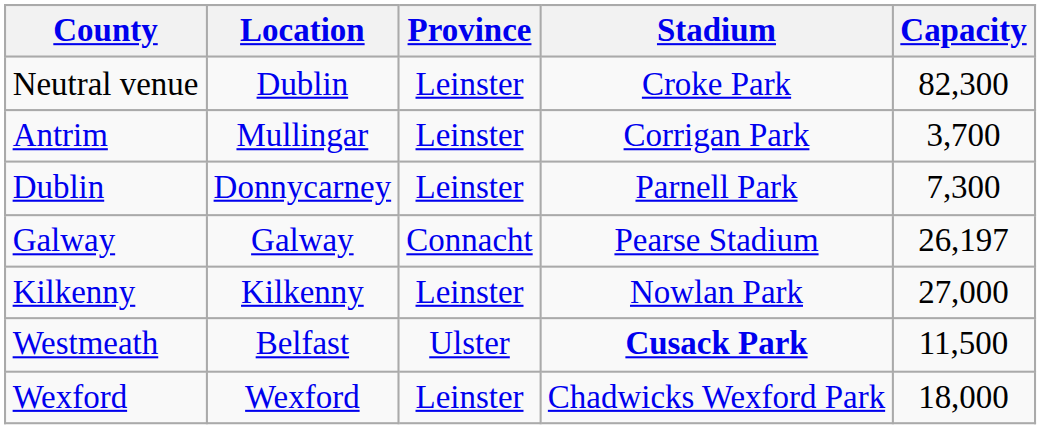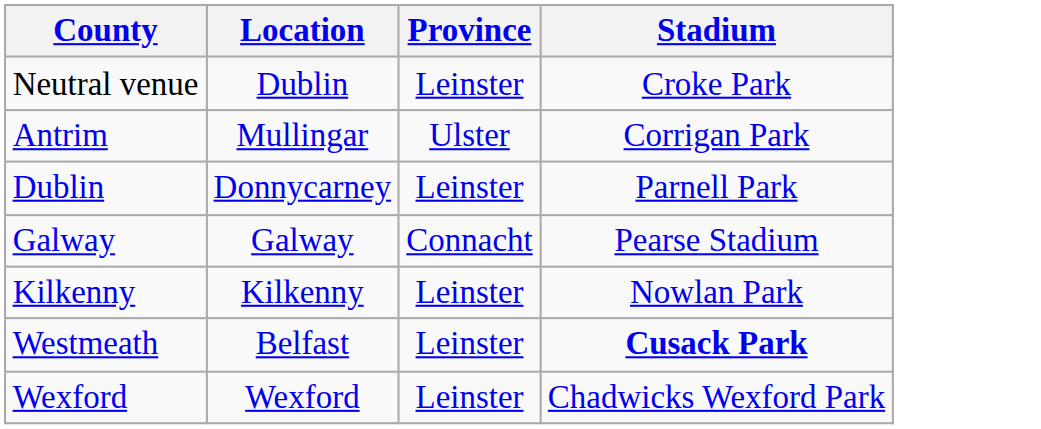- column: (963, 30)
(470, 135) Leinster -> (470, 135) Ulster
(470, 344) Ulster -> (470, 344) Leinster
